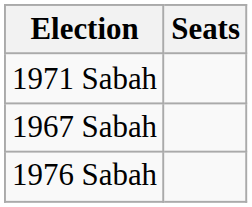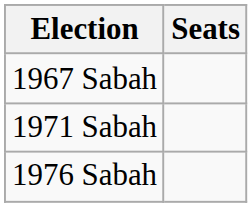rows swapped: (85, 126) <-> (85, 77)
